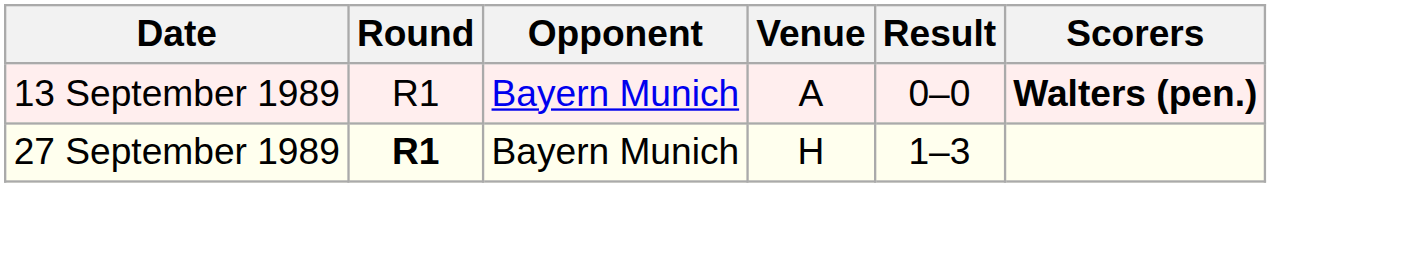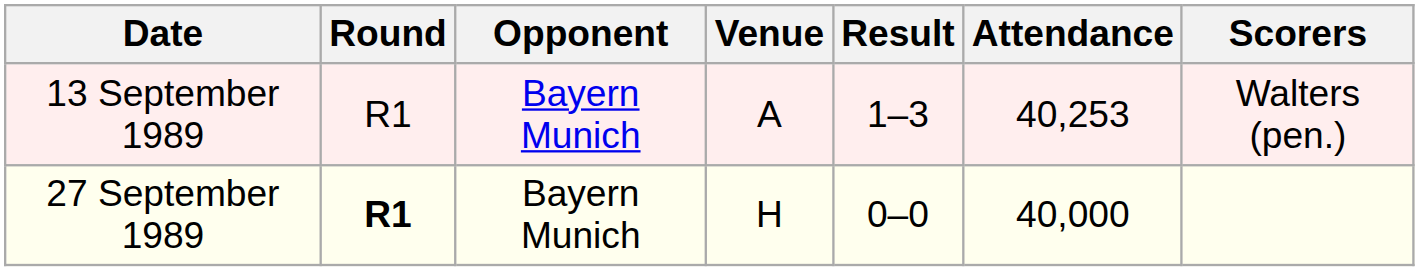+ column: (1073, 33)
(939, 92) 0–0 -> (898, 113) 1–3
(1135, 92) bold -> (1298, 113) normal
(939, 151) 1–3 -> (898, 214) 0–0
